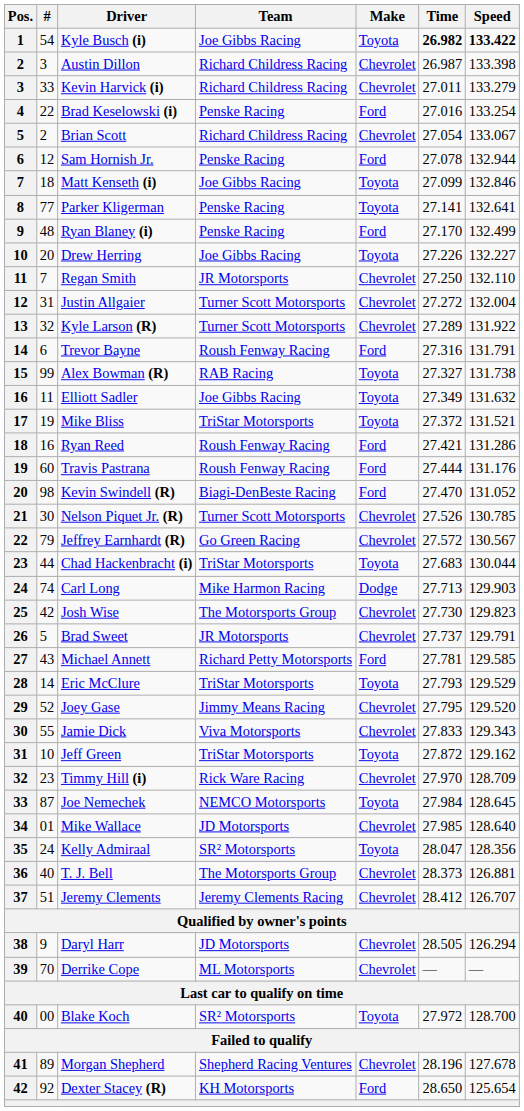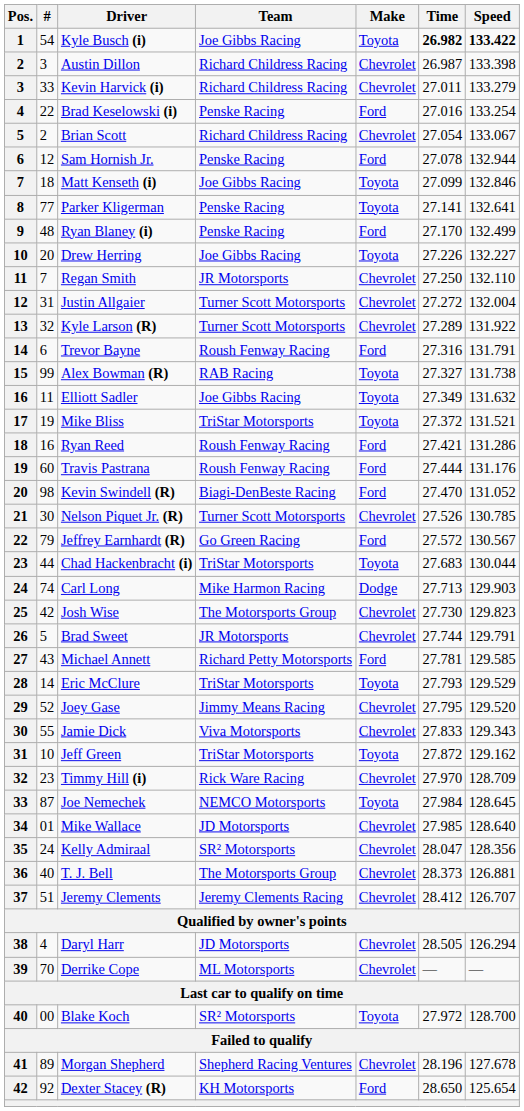(387, 540) Chevrolet -> (372, 540) Ford
(442, 635) 27.737 -> (442, 635) 27.744
(379, 849) Toyota -> (387, 849) Chevrolet
(43, 945) 9 -> (43, 945) 4
